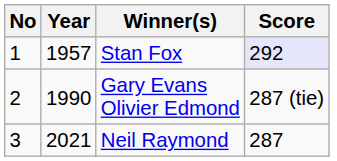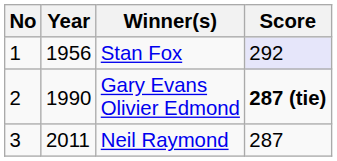(69, 53) 1957 -> (69, 53) 1956
(287, 97) normal -> (288, 97) bold
(69, 140) 2021 -> (68, 140) 2011
